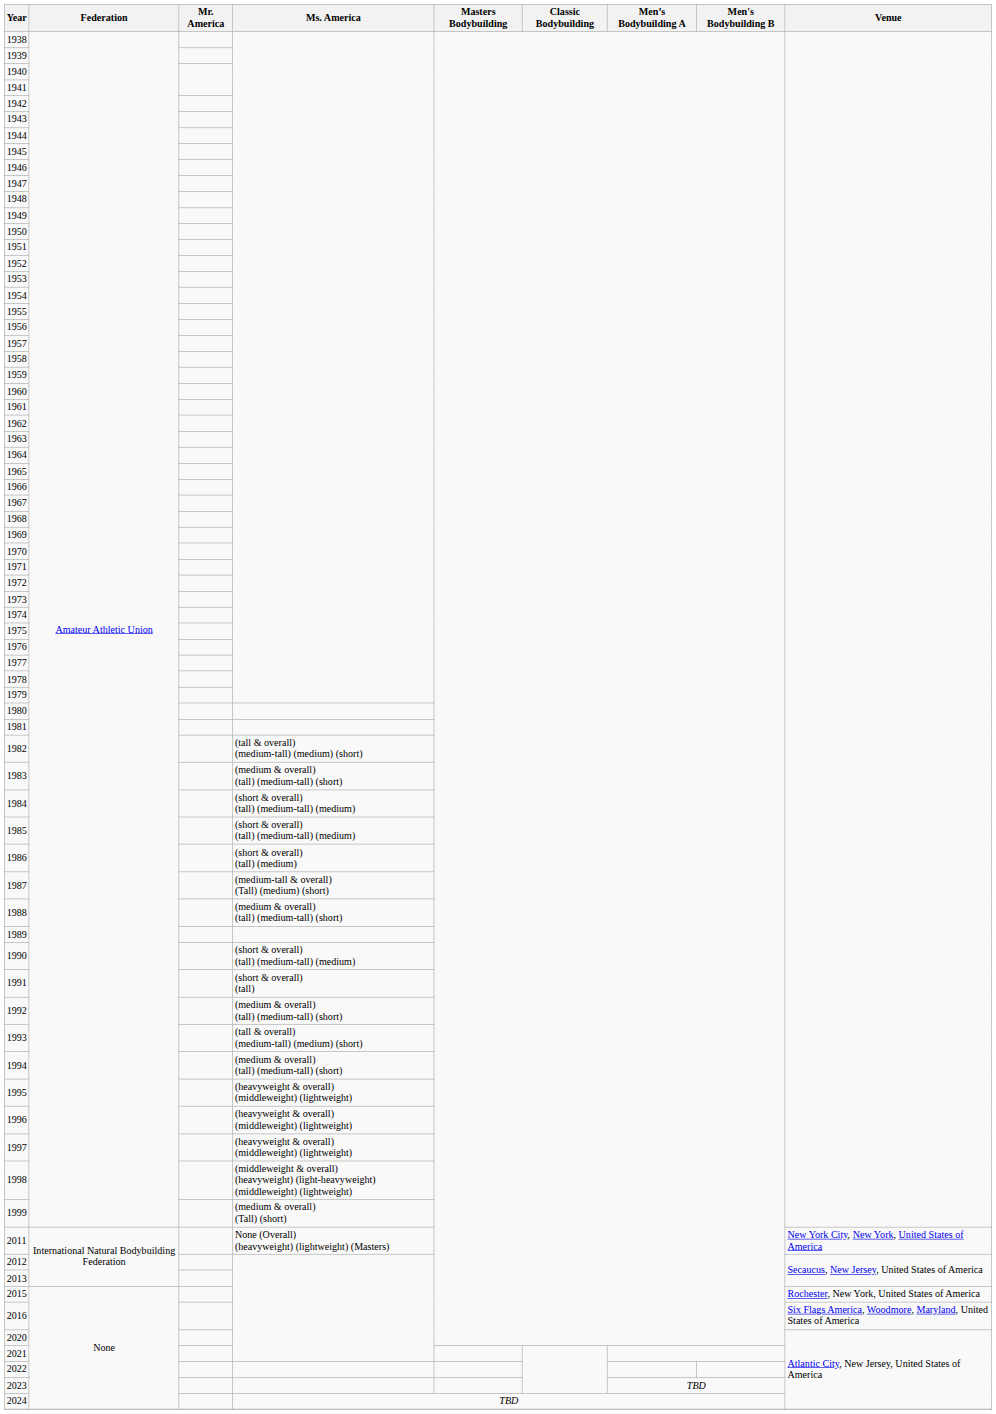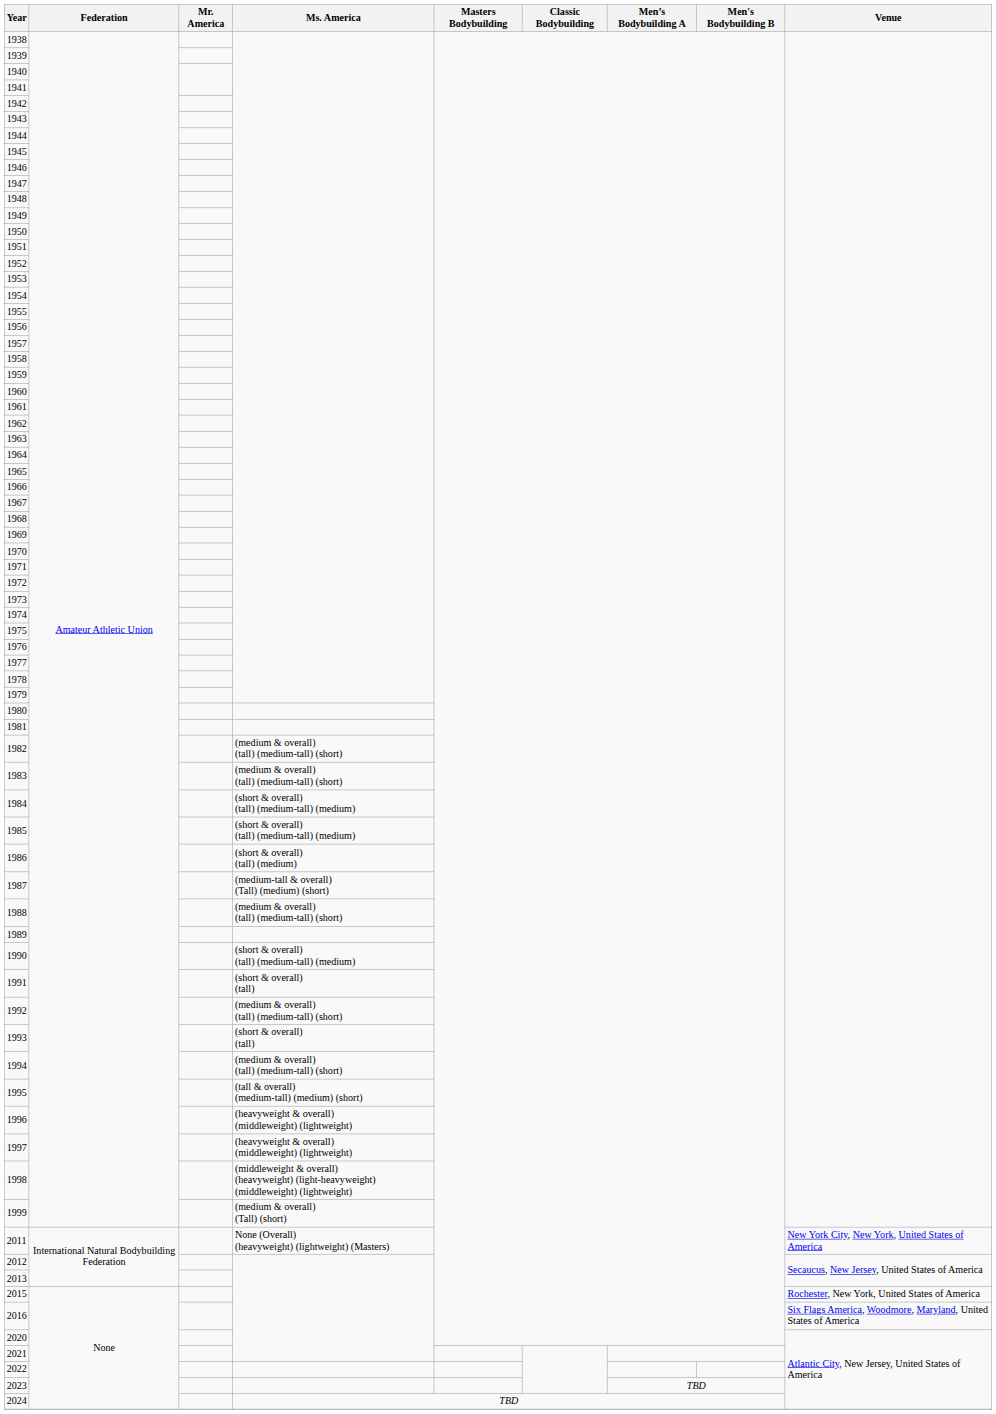(299, 748) (tall & overall) (medium-tall) (medium) (short) -> (289, 748) (medium & overall) (tall) (medium-tall) (short)
(299, 1038) (tall & overall) (medium-tall) (medium) (short) -> (269, 1038) (short & overall) (tall)
(294, 1092) (heavyweight & overall) (middleweight) (lightweight) -> (299, 1092) (tall & overall) (medium-tall) (medium) (short)
